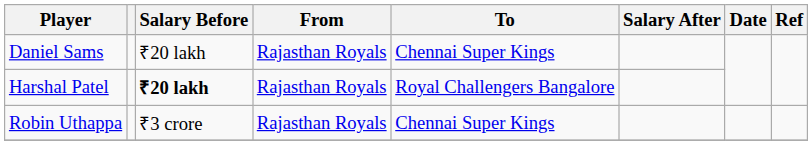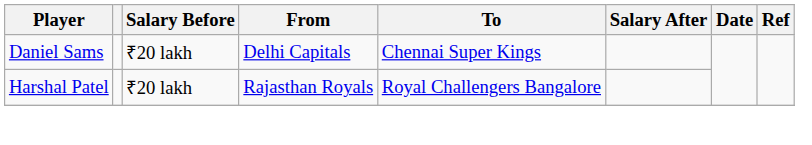(322, 51) Rajasthan Royals -> (297, 51) Delhi Capitals
(174, 87) bold -> (159, 87) normal
- row: (66, 121)
